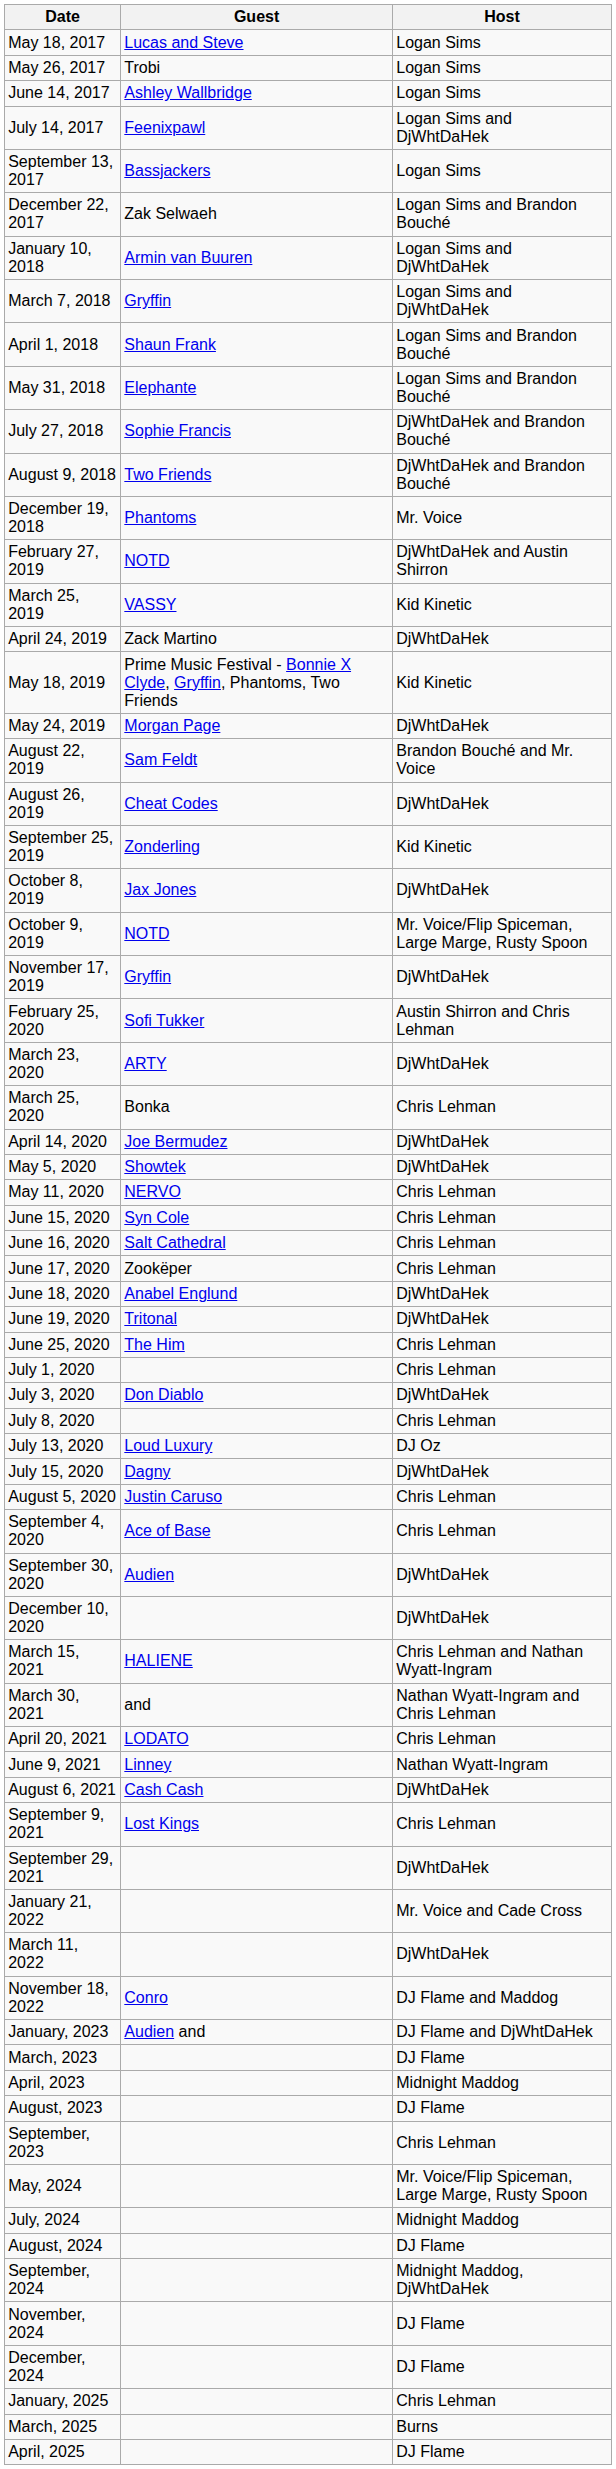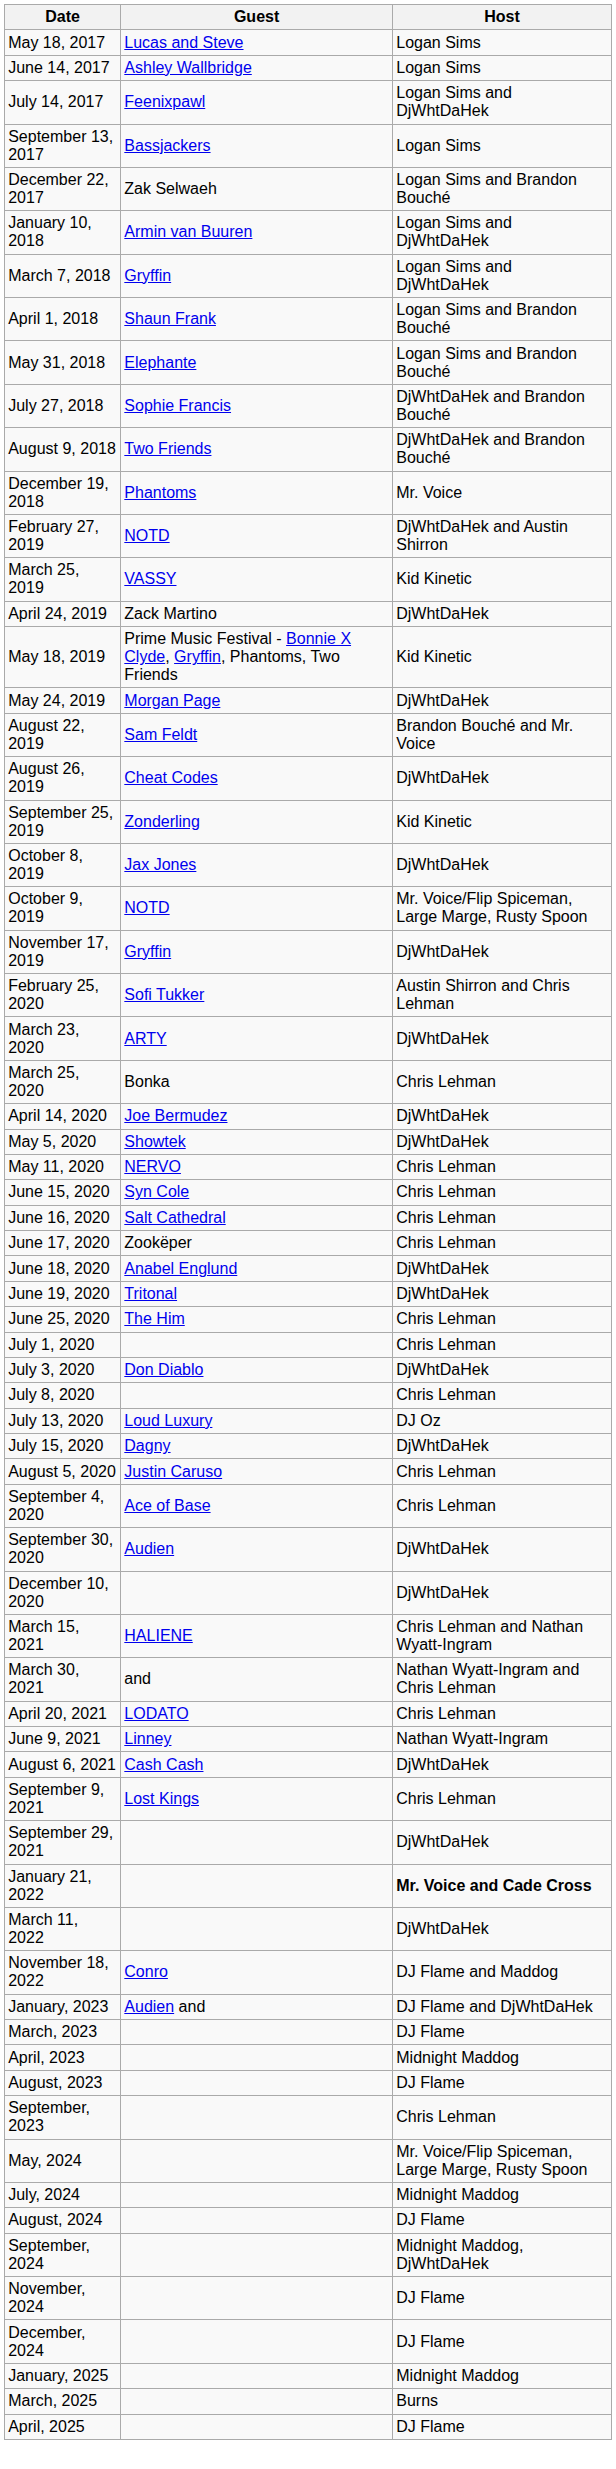- row: (57, 67)
(489, 1911) normal -> (494, 1885) bold
(446, 2401) Chris Lehman -> (458, 2375) Midnight Maddog
